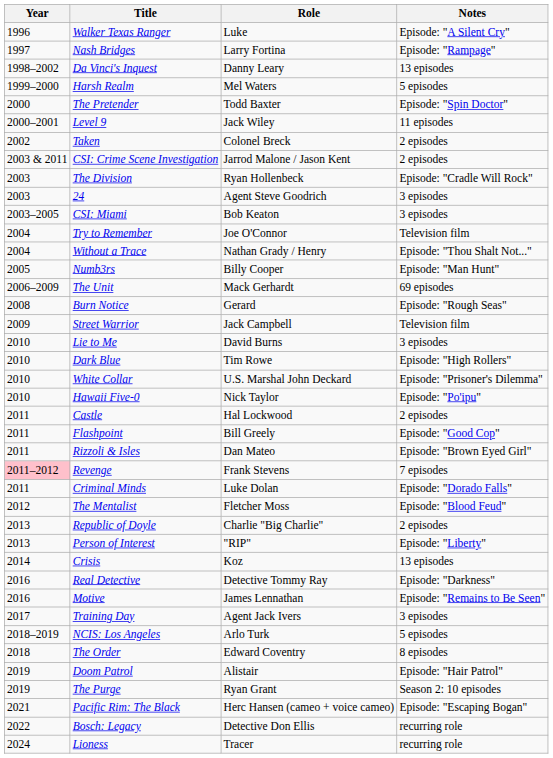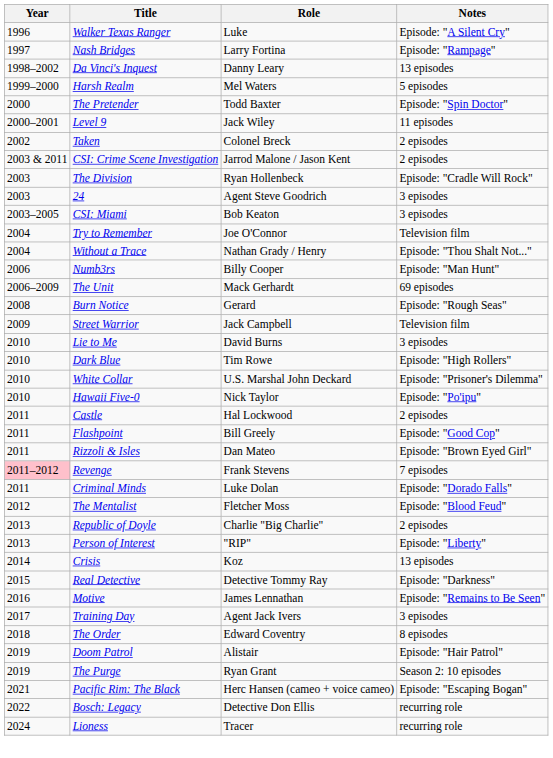(19, 269) 2005 -> (19, 269) 2006
(19, 580) 2016 -> (19, 580) 2015
- row: (116, 634)
